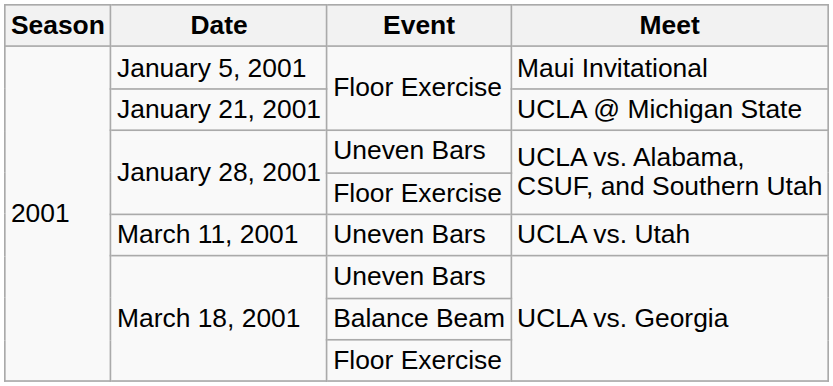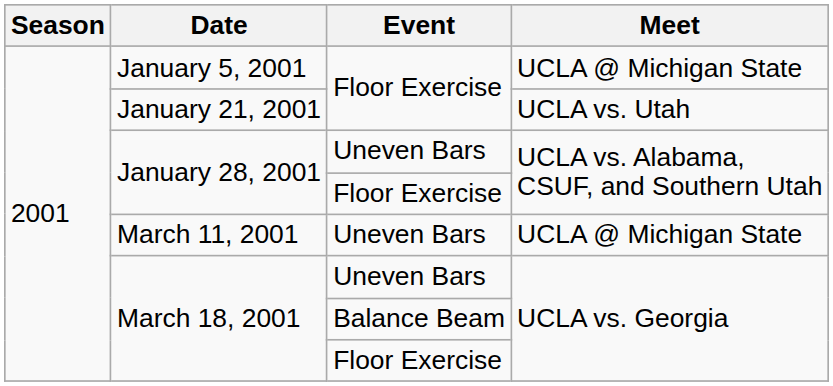(612, 67) Maui Invitational -> (660, 67) UCLA @ Michigan State
(660, 109) UCLA @ Michigan State -> (604, 109) UCLA vs. Utah
(604, 234) UCLA vs. Utah -> (660, 234) UCLA @ Michigan State
